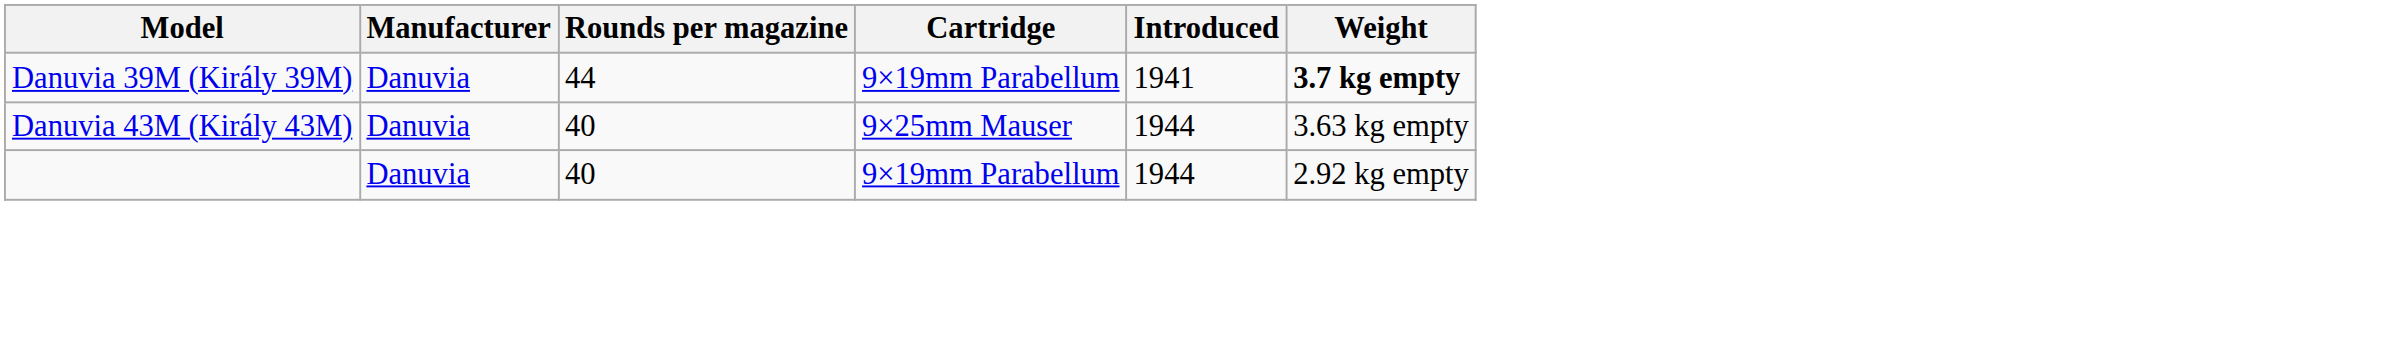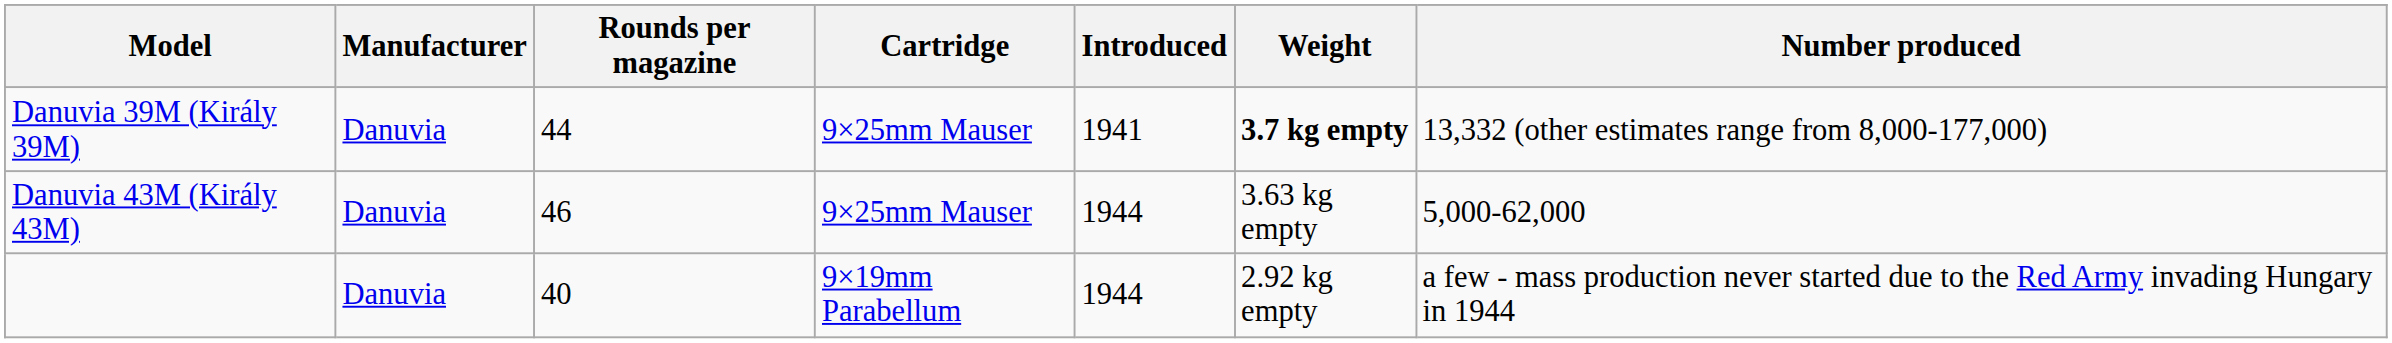+ column: (1901, 45)
(991, 77) 9×19mm Parabellum -> (927, 128) 9×25mm Mauser
(580, 125) 40 -> (556, 211) 46
